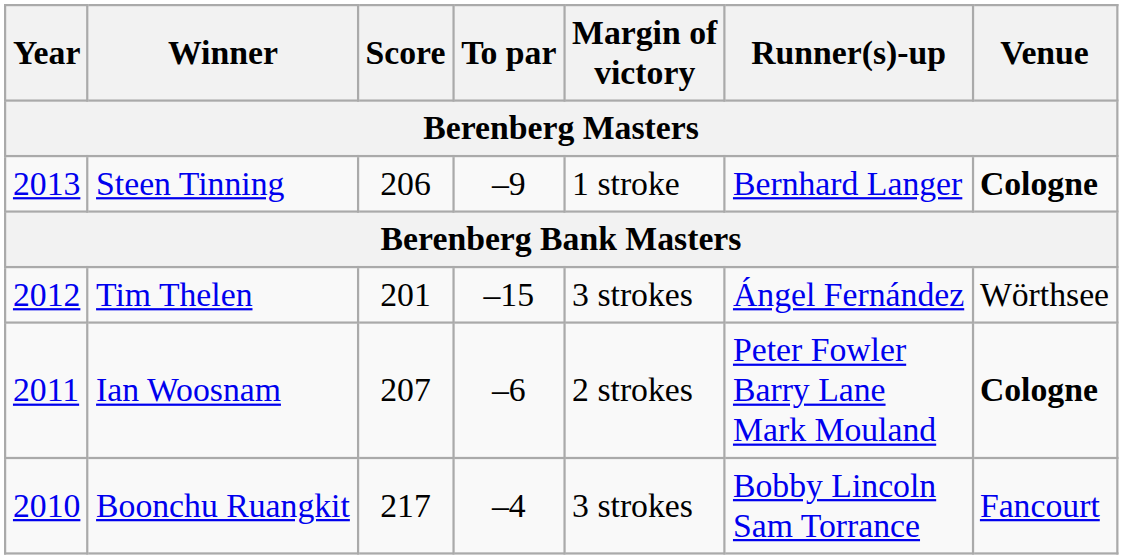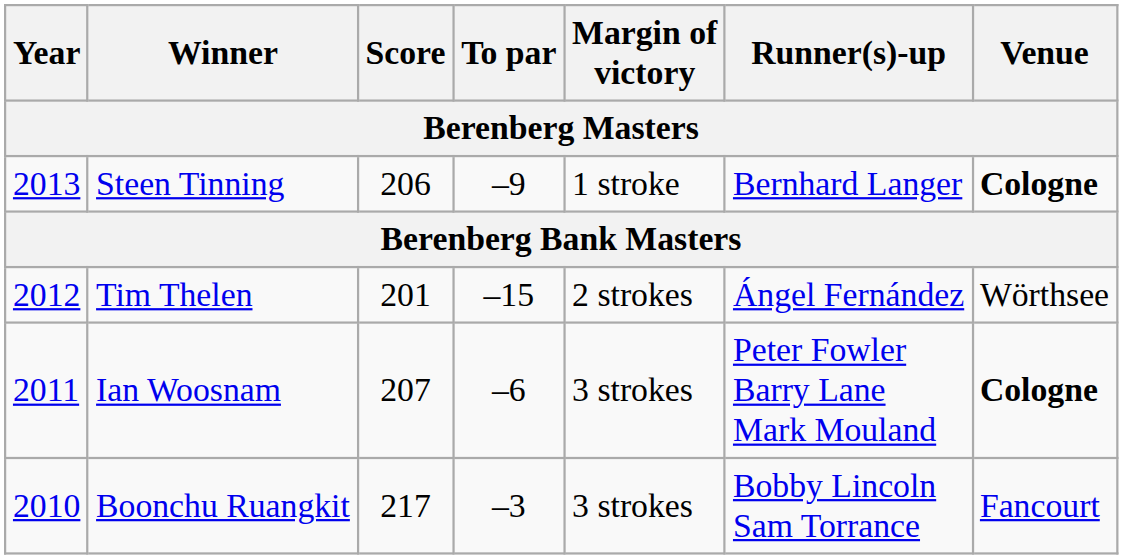(633, 295) 3 strokes -> (633, 295) 2 strokes
(633, 390) 2 strokes -> (633, 390) 3 strokes
(509, 506) –4 -> (509, 506) –3
